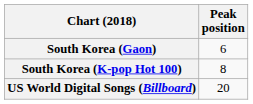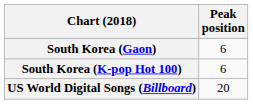(223, 68) 8 -> (223, 68) 6
